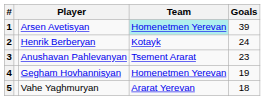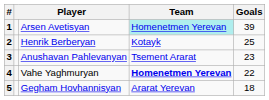(244, 42) 24 -> (249, 42) 25
(71, 73) Gegham Hovhannisyan -> (60, 73) Vahe Yaghmuryan
(179, 73) normal -> (181, 73) bold
(244, 73) 19 -> (249, 73) 22
(60, 88) Vahe Yaghmuryan -> (71, 88) Gegham Hovhannisyan
